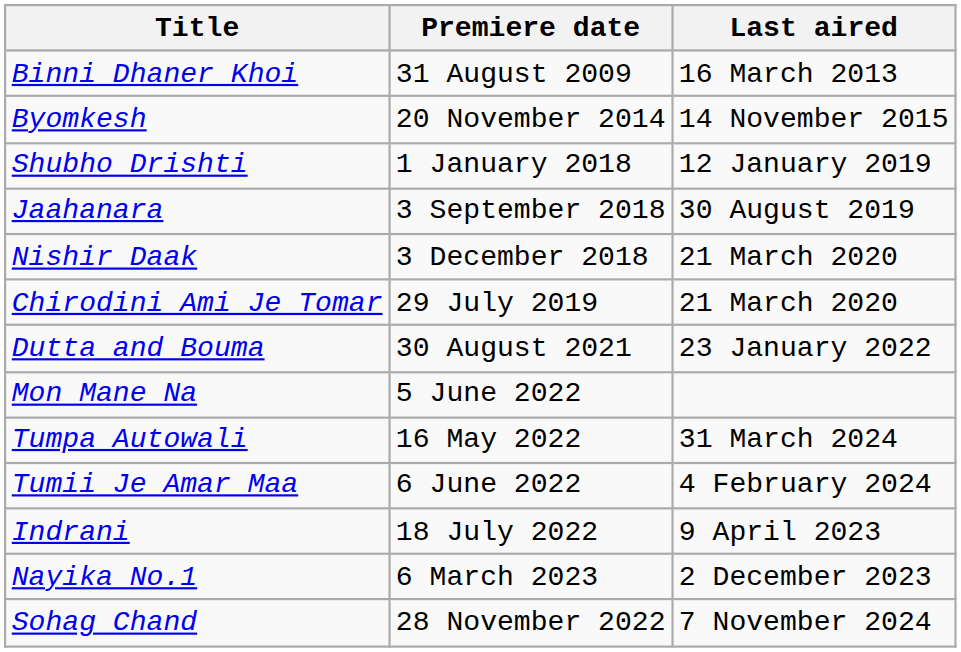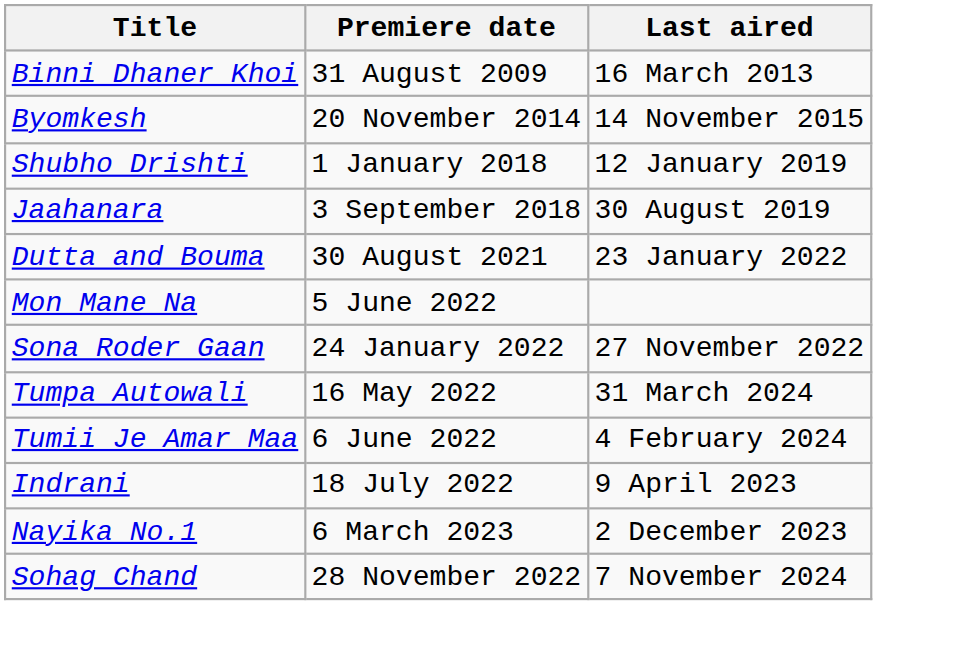- row: (104, 257)
- row: (197, 303)
+ row: (138, 348)
